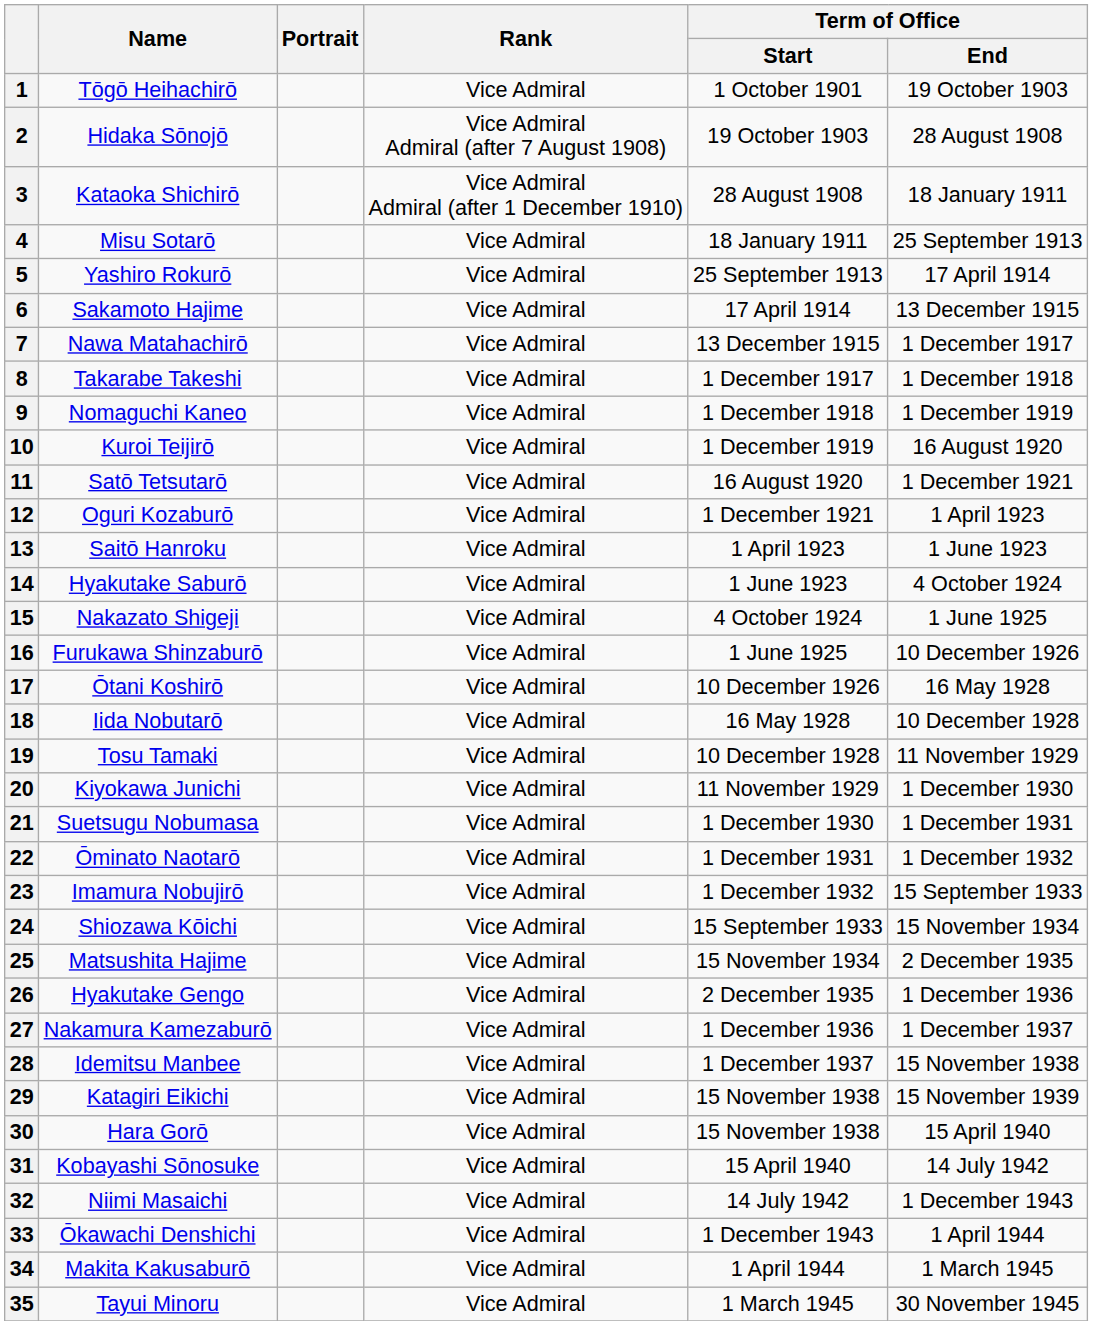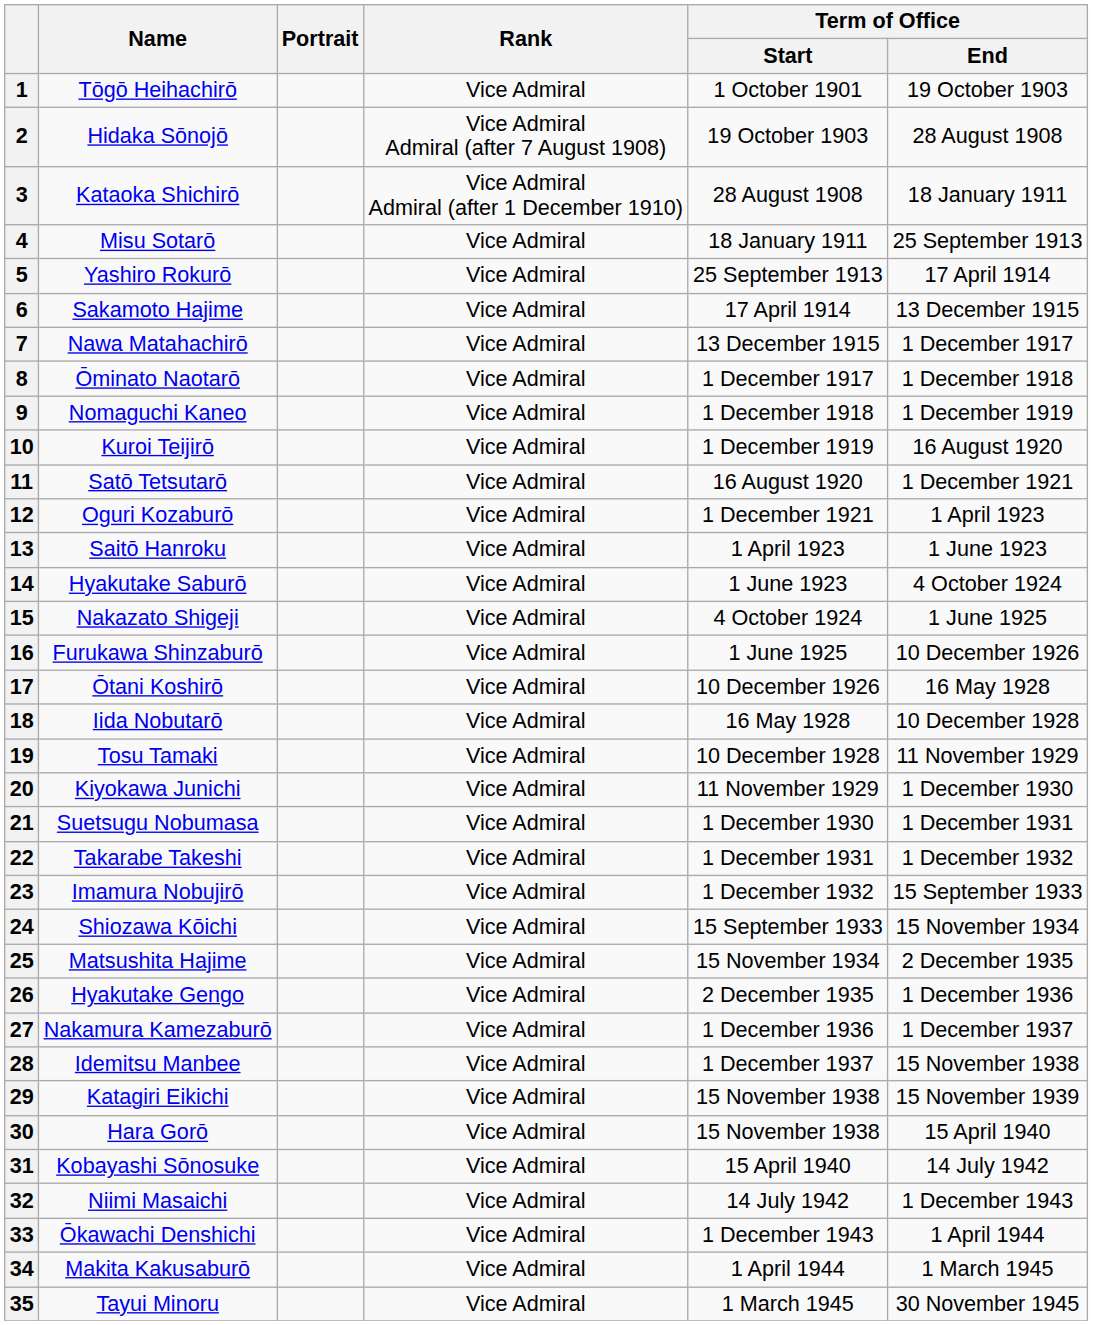(158, 378) Takarabe Takeshi -> (158, 378) Ōminato Naotarō
(158, 858) Ōminato Naotarō -> (158, 858) Takarabe Takeshi
